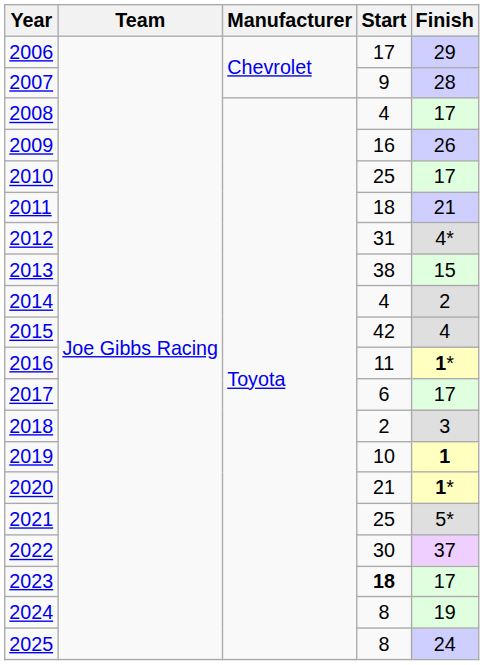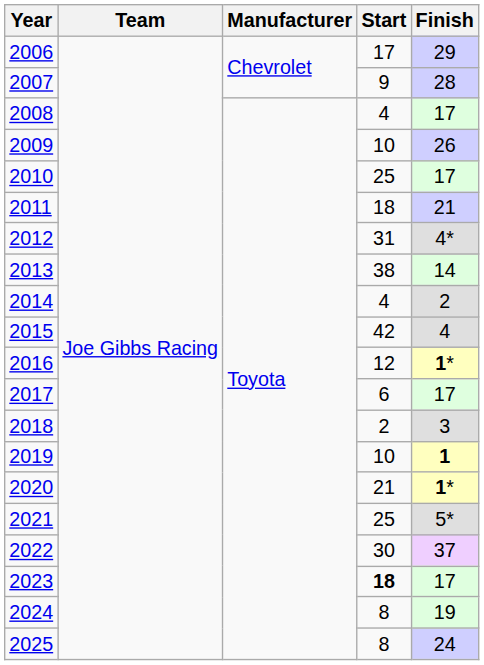(384, 145) 16 -> (384, 145) 10
(445, 270) 15 -> (445, 270) 14
(384, 364) 11 -> (384, 364) 12
